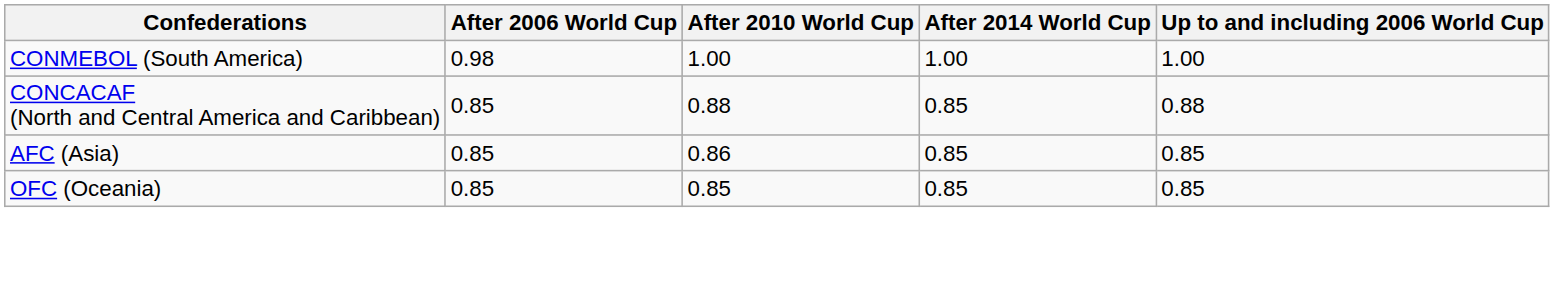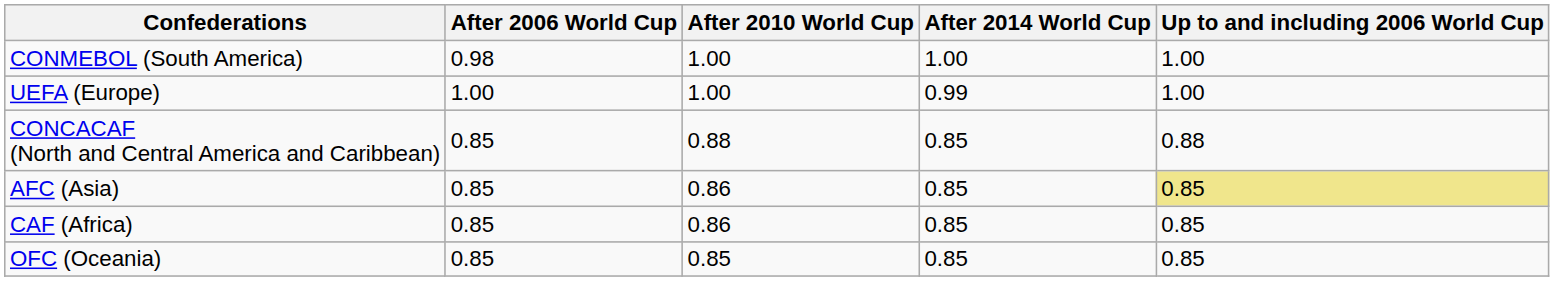+ row: (85, 93)
(1183, 153) no background -> (1183, 189) khaki background
+ row: (71, 224)
